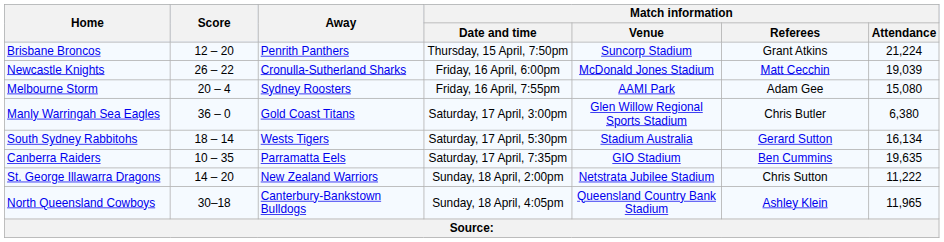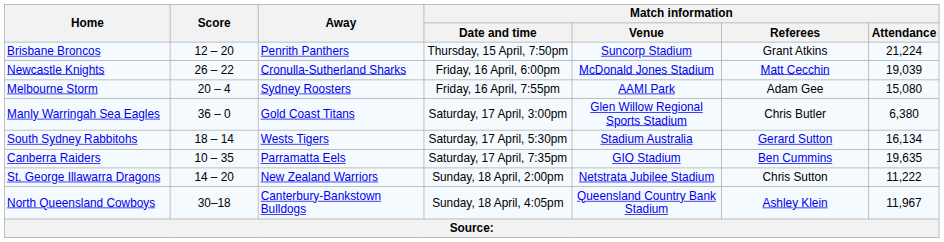(904, 202) 11,965 -> (904, 202) 11,967
